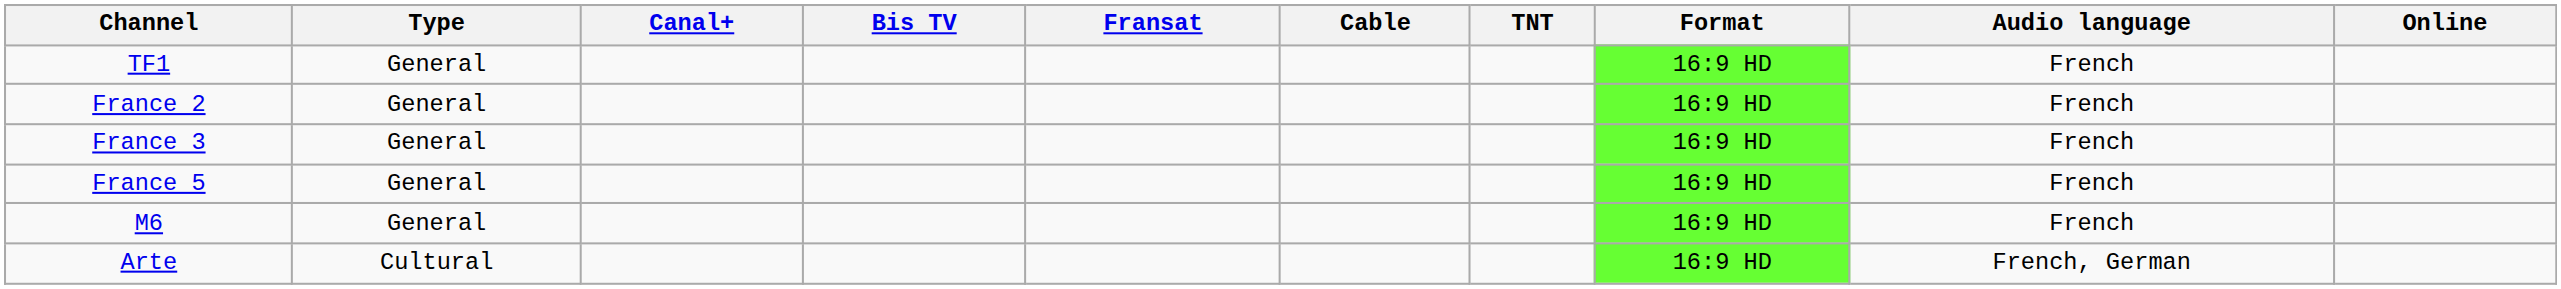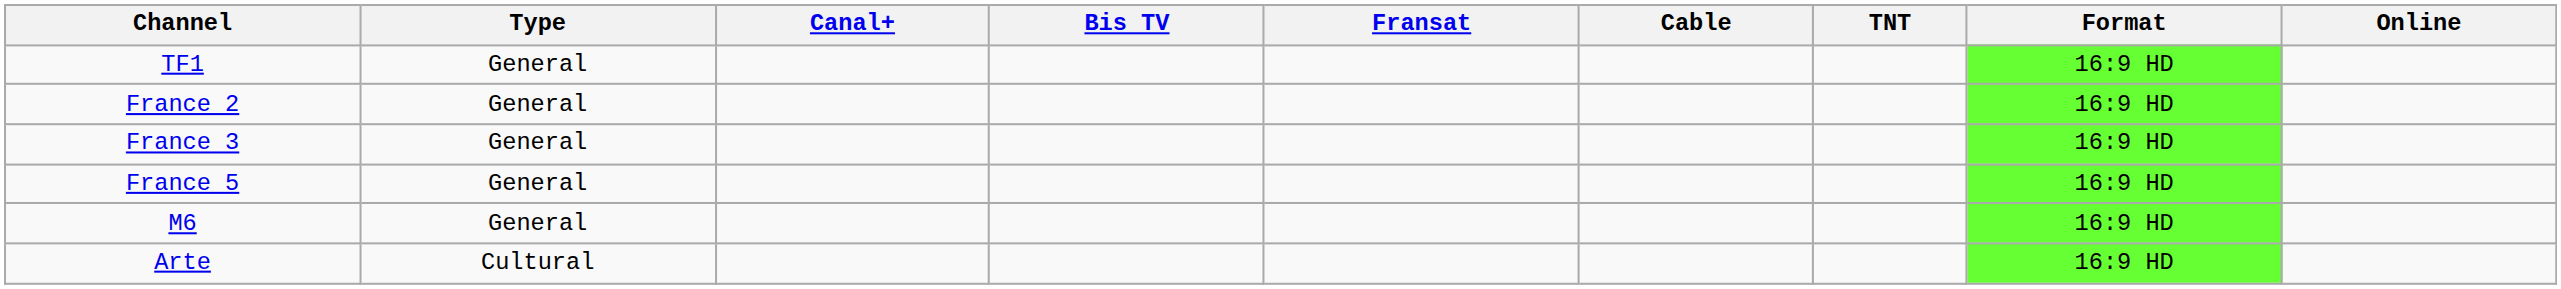- column: (2092, 25)
